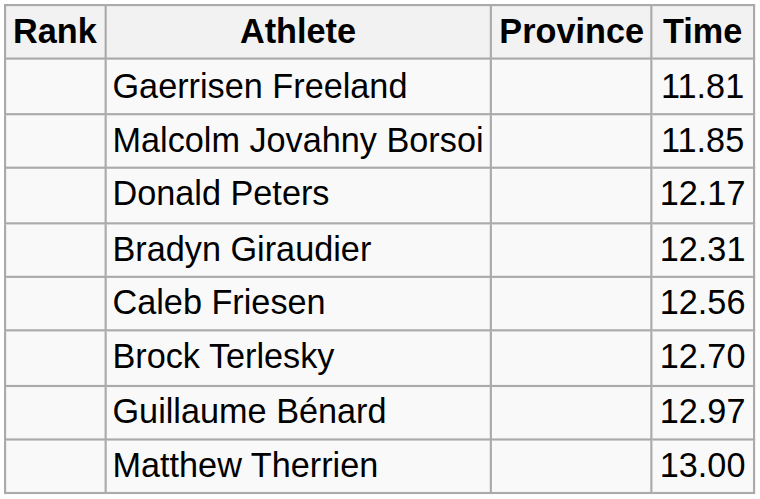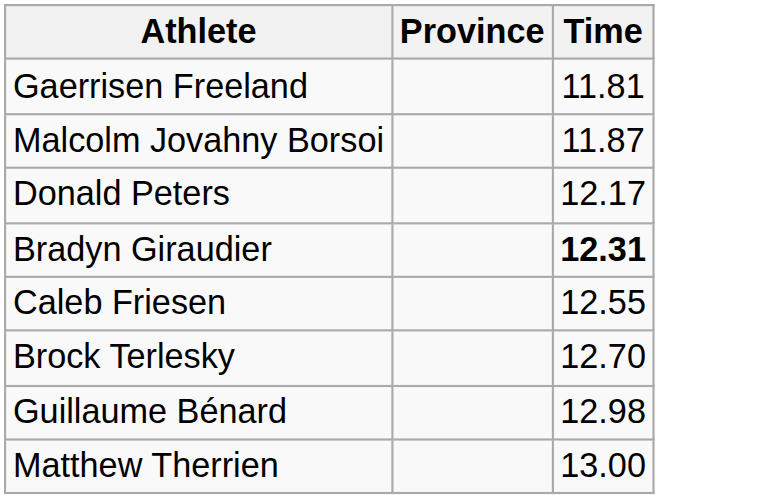- column: (55, 31)
(703, 140) 11.85 -> (603, 140) 11.87
(703, 248) normal -> (603, 248) bold
(703, 303) 12.56 -> (603, 303) 12.55
(703, 411) 12.97 -> (603, 411) 12.98
